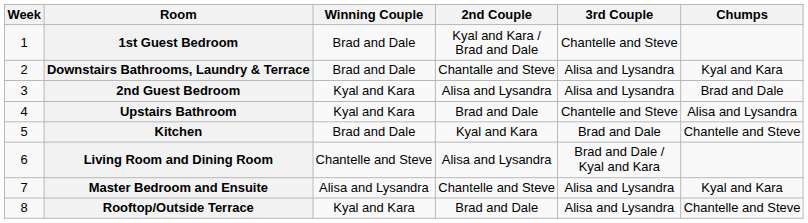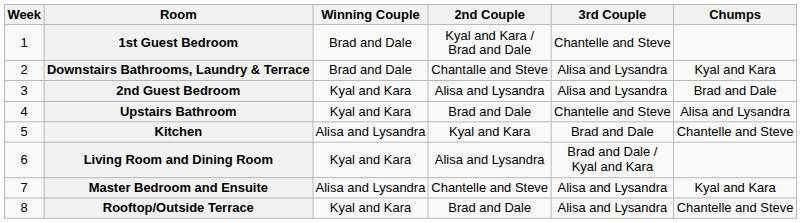(374, 132) Brad and Dale -> (370, 132) Alisa and Lysandra
(374, 159) Chantelle and Steve -> (370, 159) Kyal and Kara
